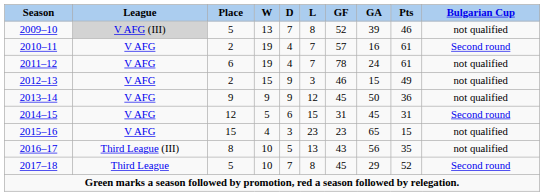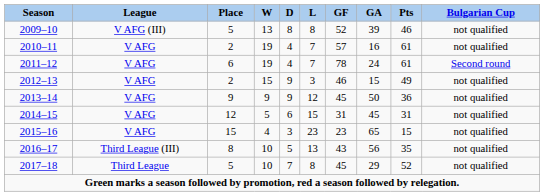(140, 30) lightgrey background -> (140, 30) no background
(290, 30) 7 -> (290, 30) 8
(481, 47) Second round -> (481, 47) not qualified
(481, 64) not qualified -> (481, 64) Second round
(481, 115) Second round -> (481, 115) not qualified
(481, 166) Second round -> (481, 166) not qualified
